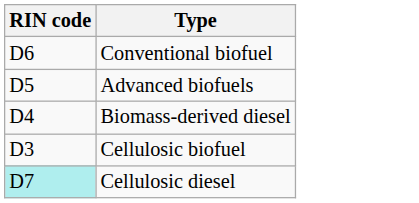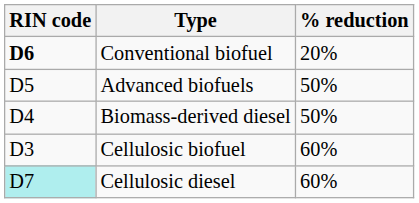+ column: (354, 20)
(22, 52) normal -> (22, 52) bold
